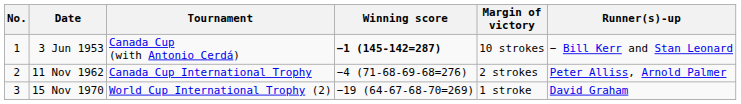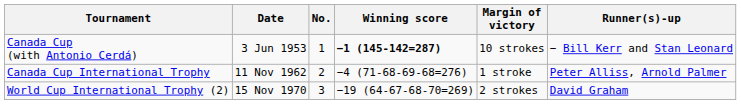columns swapped: (17, 20) <-> (220, 20)
(509, 73) 2 strokes -> (505, 73) 1 stroke
(505, 91) 1 stroke -> (509, 91) 2 strokes
